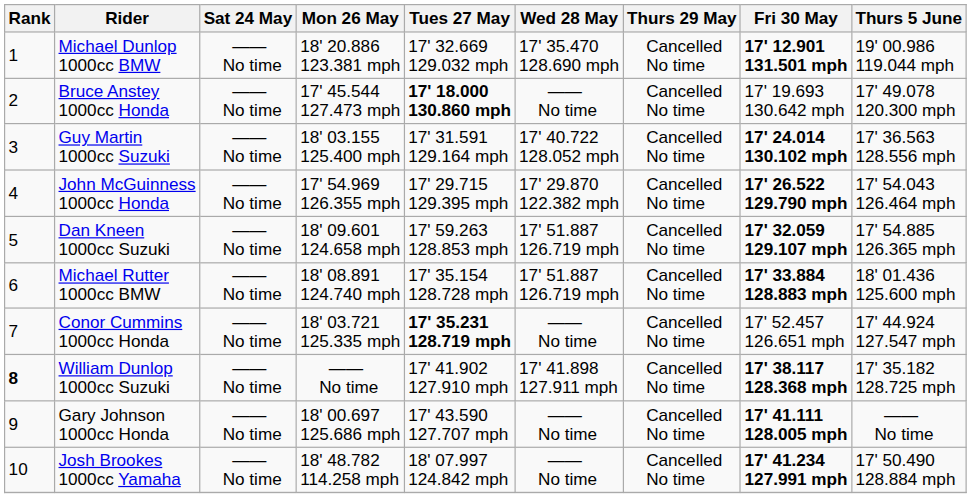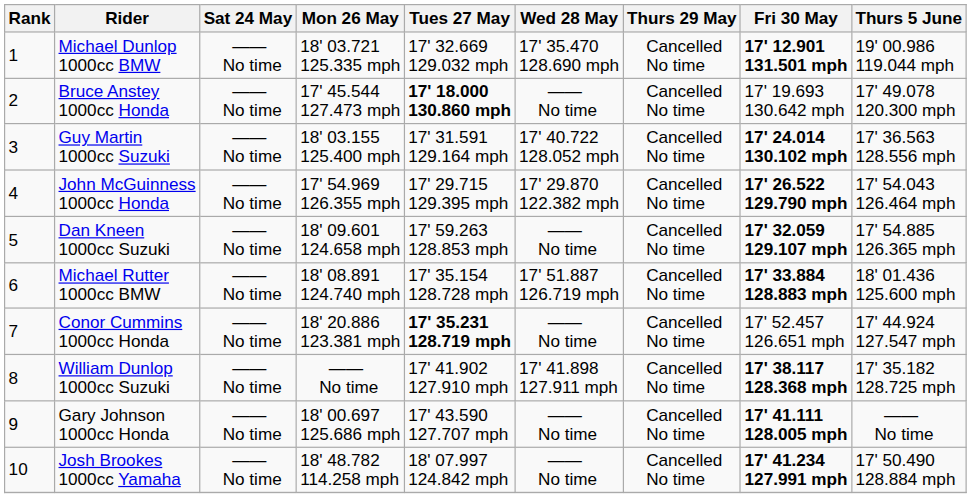(350, 55) 18' 20.886 123.381 mph -> (350, 55) 18' 03.721 125.335 mph
(569, 240) 17' 51.887 126.719 mph -> (558, 240) —— No time
(350, 332) 18' 03.721 125.335 mph -> (350, 332) 18' 20.886 123.381 mph
(13, 378) bold -> (13, 378) normal
